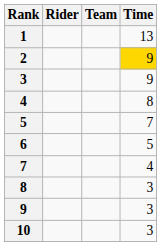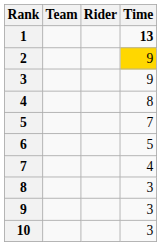columns swapped: (62, 15) <-> (101, 15)
(147, 36) normal -> (147, 36) bold
